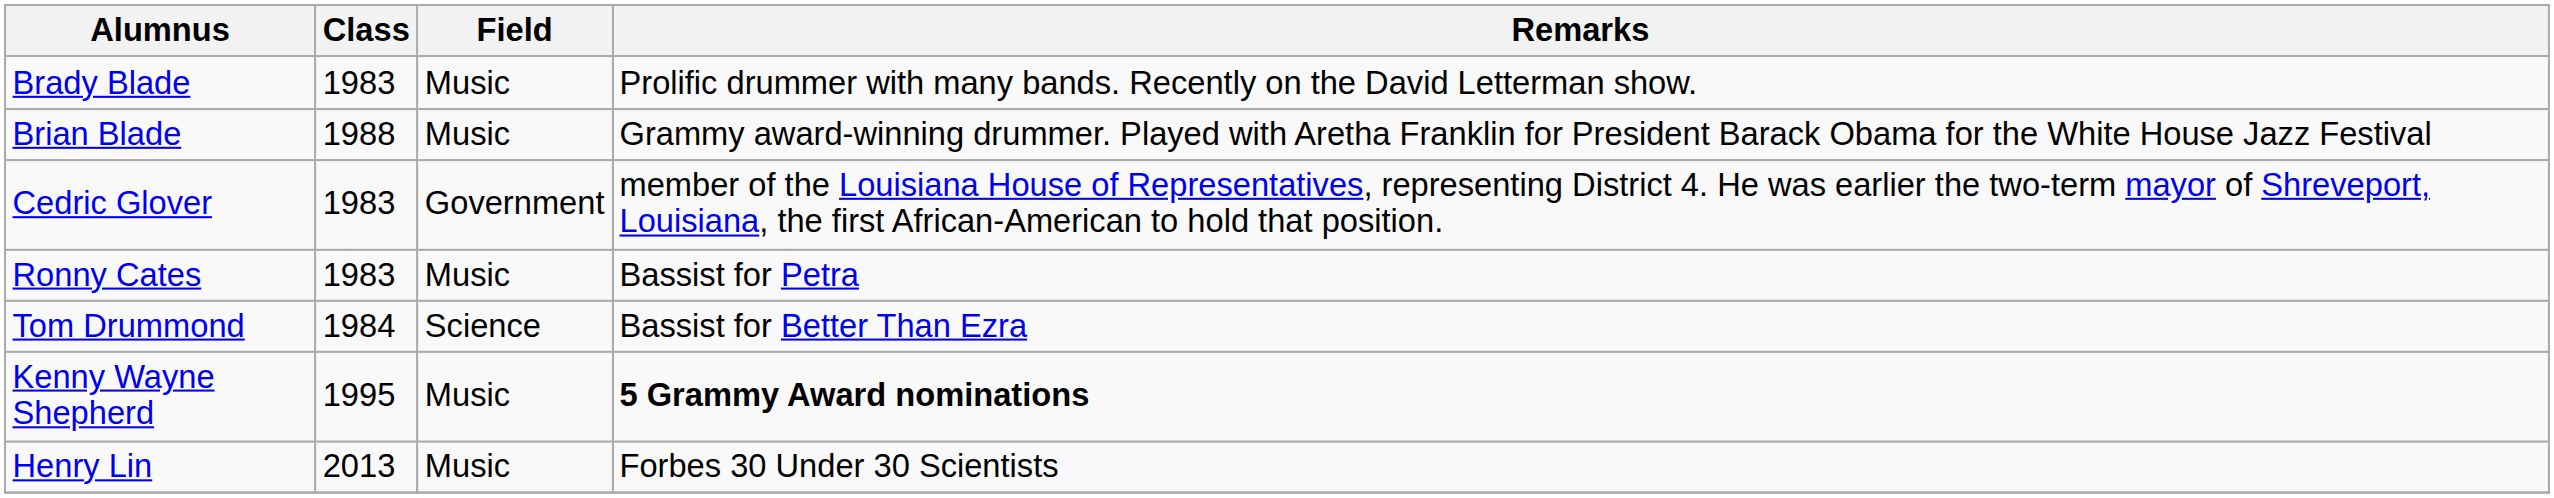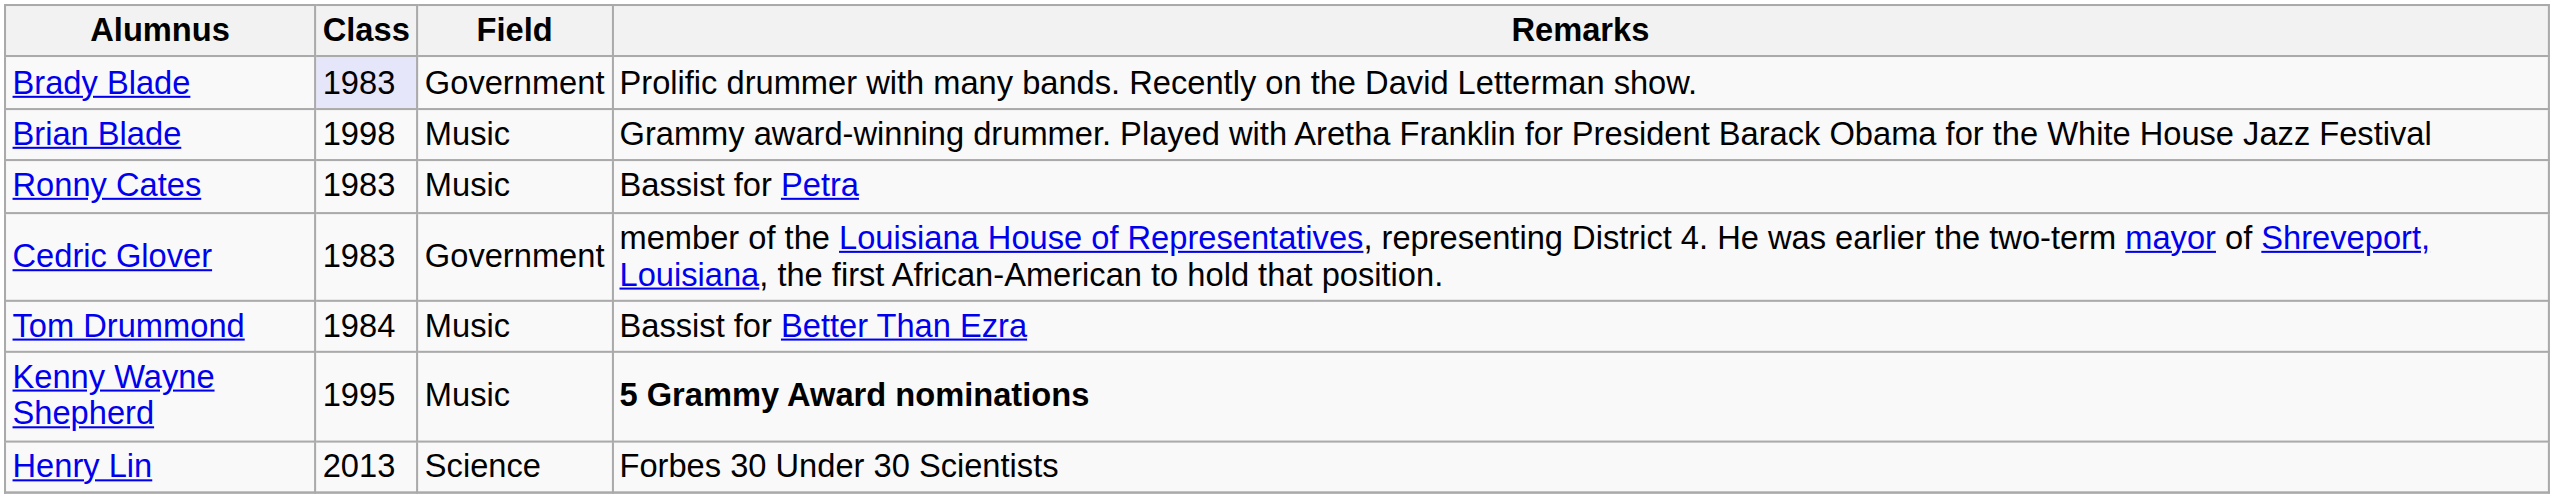(359, 82) no background -> (359, 82) lavender background
(467, 82) Music -> (515, 82) Government
(359, 133) 1988 -> (359, 133) 1998
rows swapped: (107, 274) <-> (112, 204)
(483, 325) Science -> (467, 325) Music
(467, 466) Music -> (483, 466) Science
